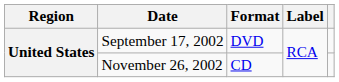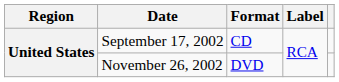(247, 40) DVD -> (241, 40) CD
(241, 64) CD -> (247, 64) DVD
